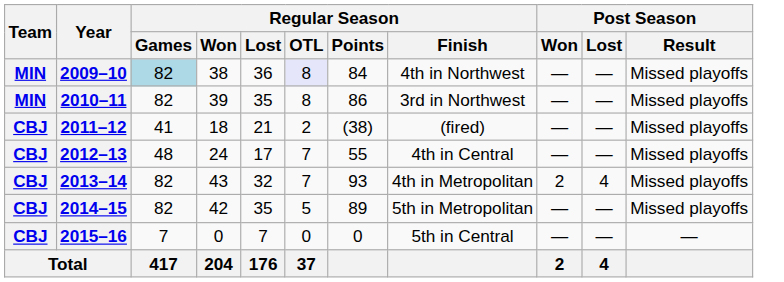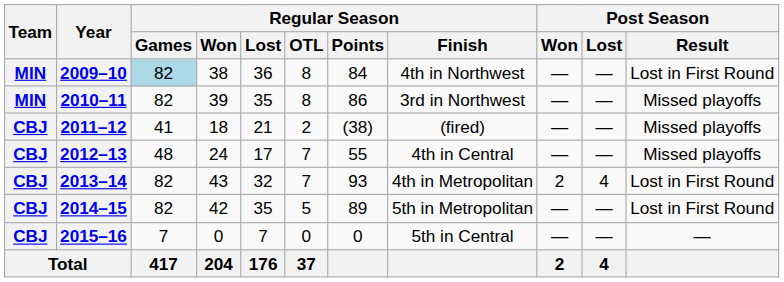(306, 73) lavender background -> (306, 73) no background
(689, 73) Missed playoffs -> (702, 73) Lost in First Round
(689, 181) Missed playoffs -> (702, 181) Lost in First Round
(689, 209) Missed playoffs -> (702, 209) Lost in First Round
